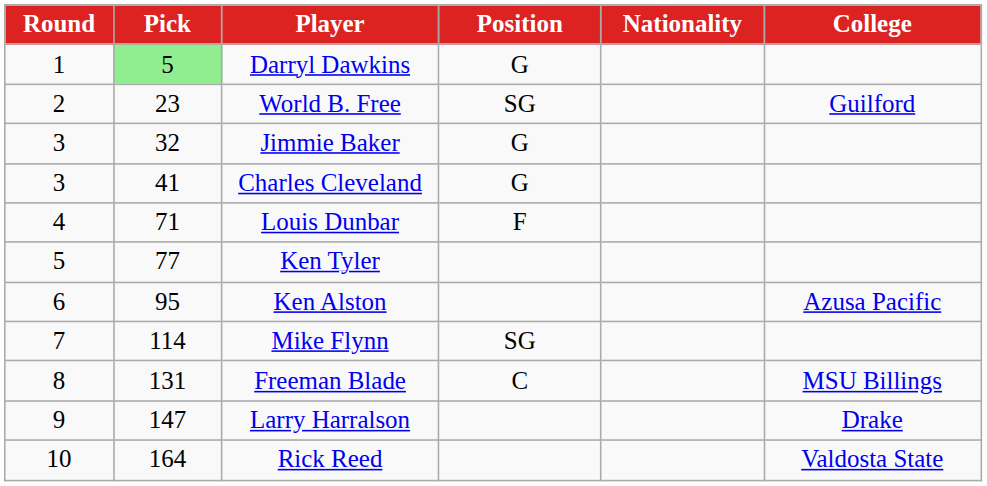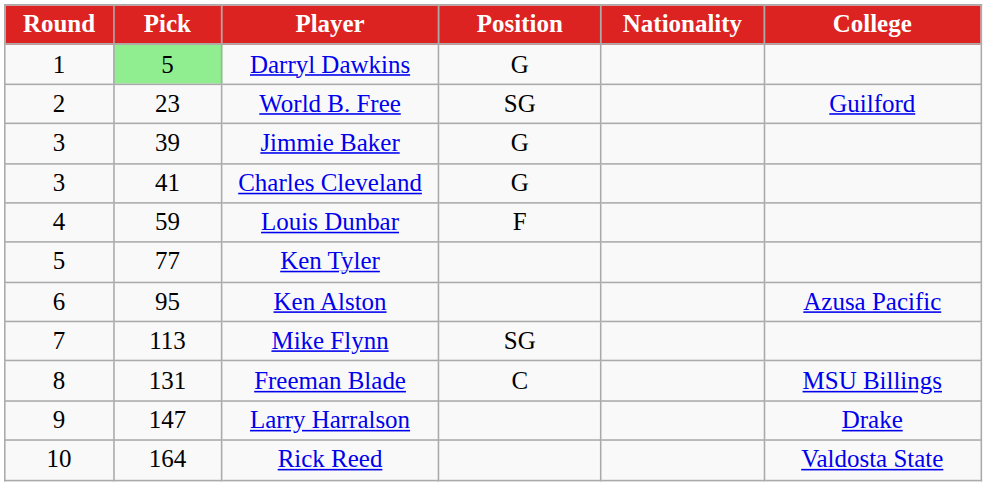(167, 143) 32 -> (167, 143) 39
(167, 222) 71 -> (167, 222) 59
(167, 340) 114 -> (167, 340) 113
